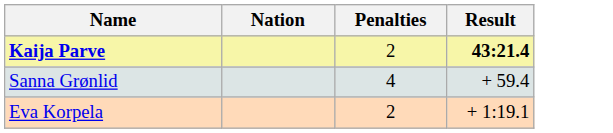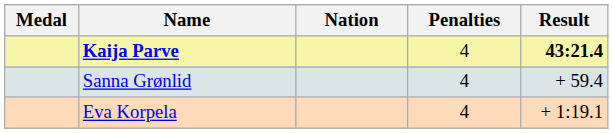+ column: (42, 20)
(391, 51) 2 -> (464, 51) 4
(391, 112) 2 -> (464, 112) 4
